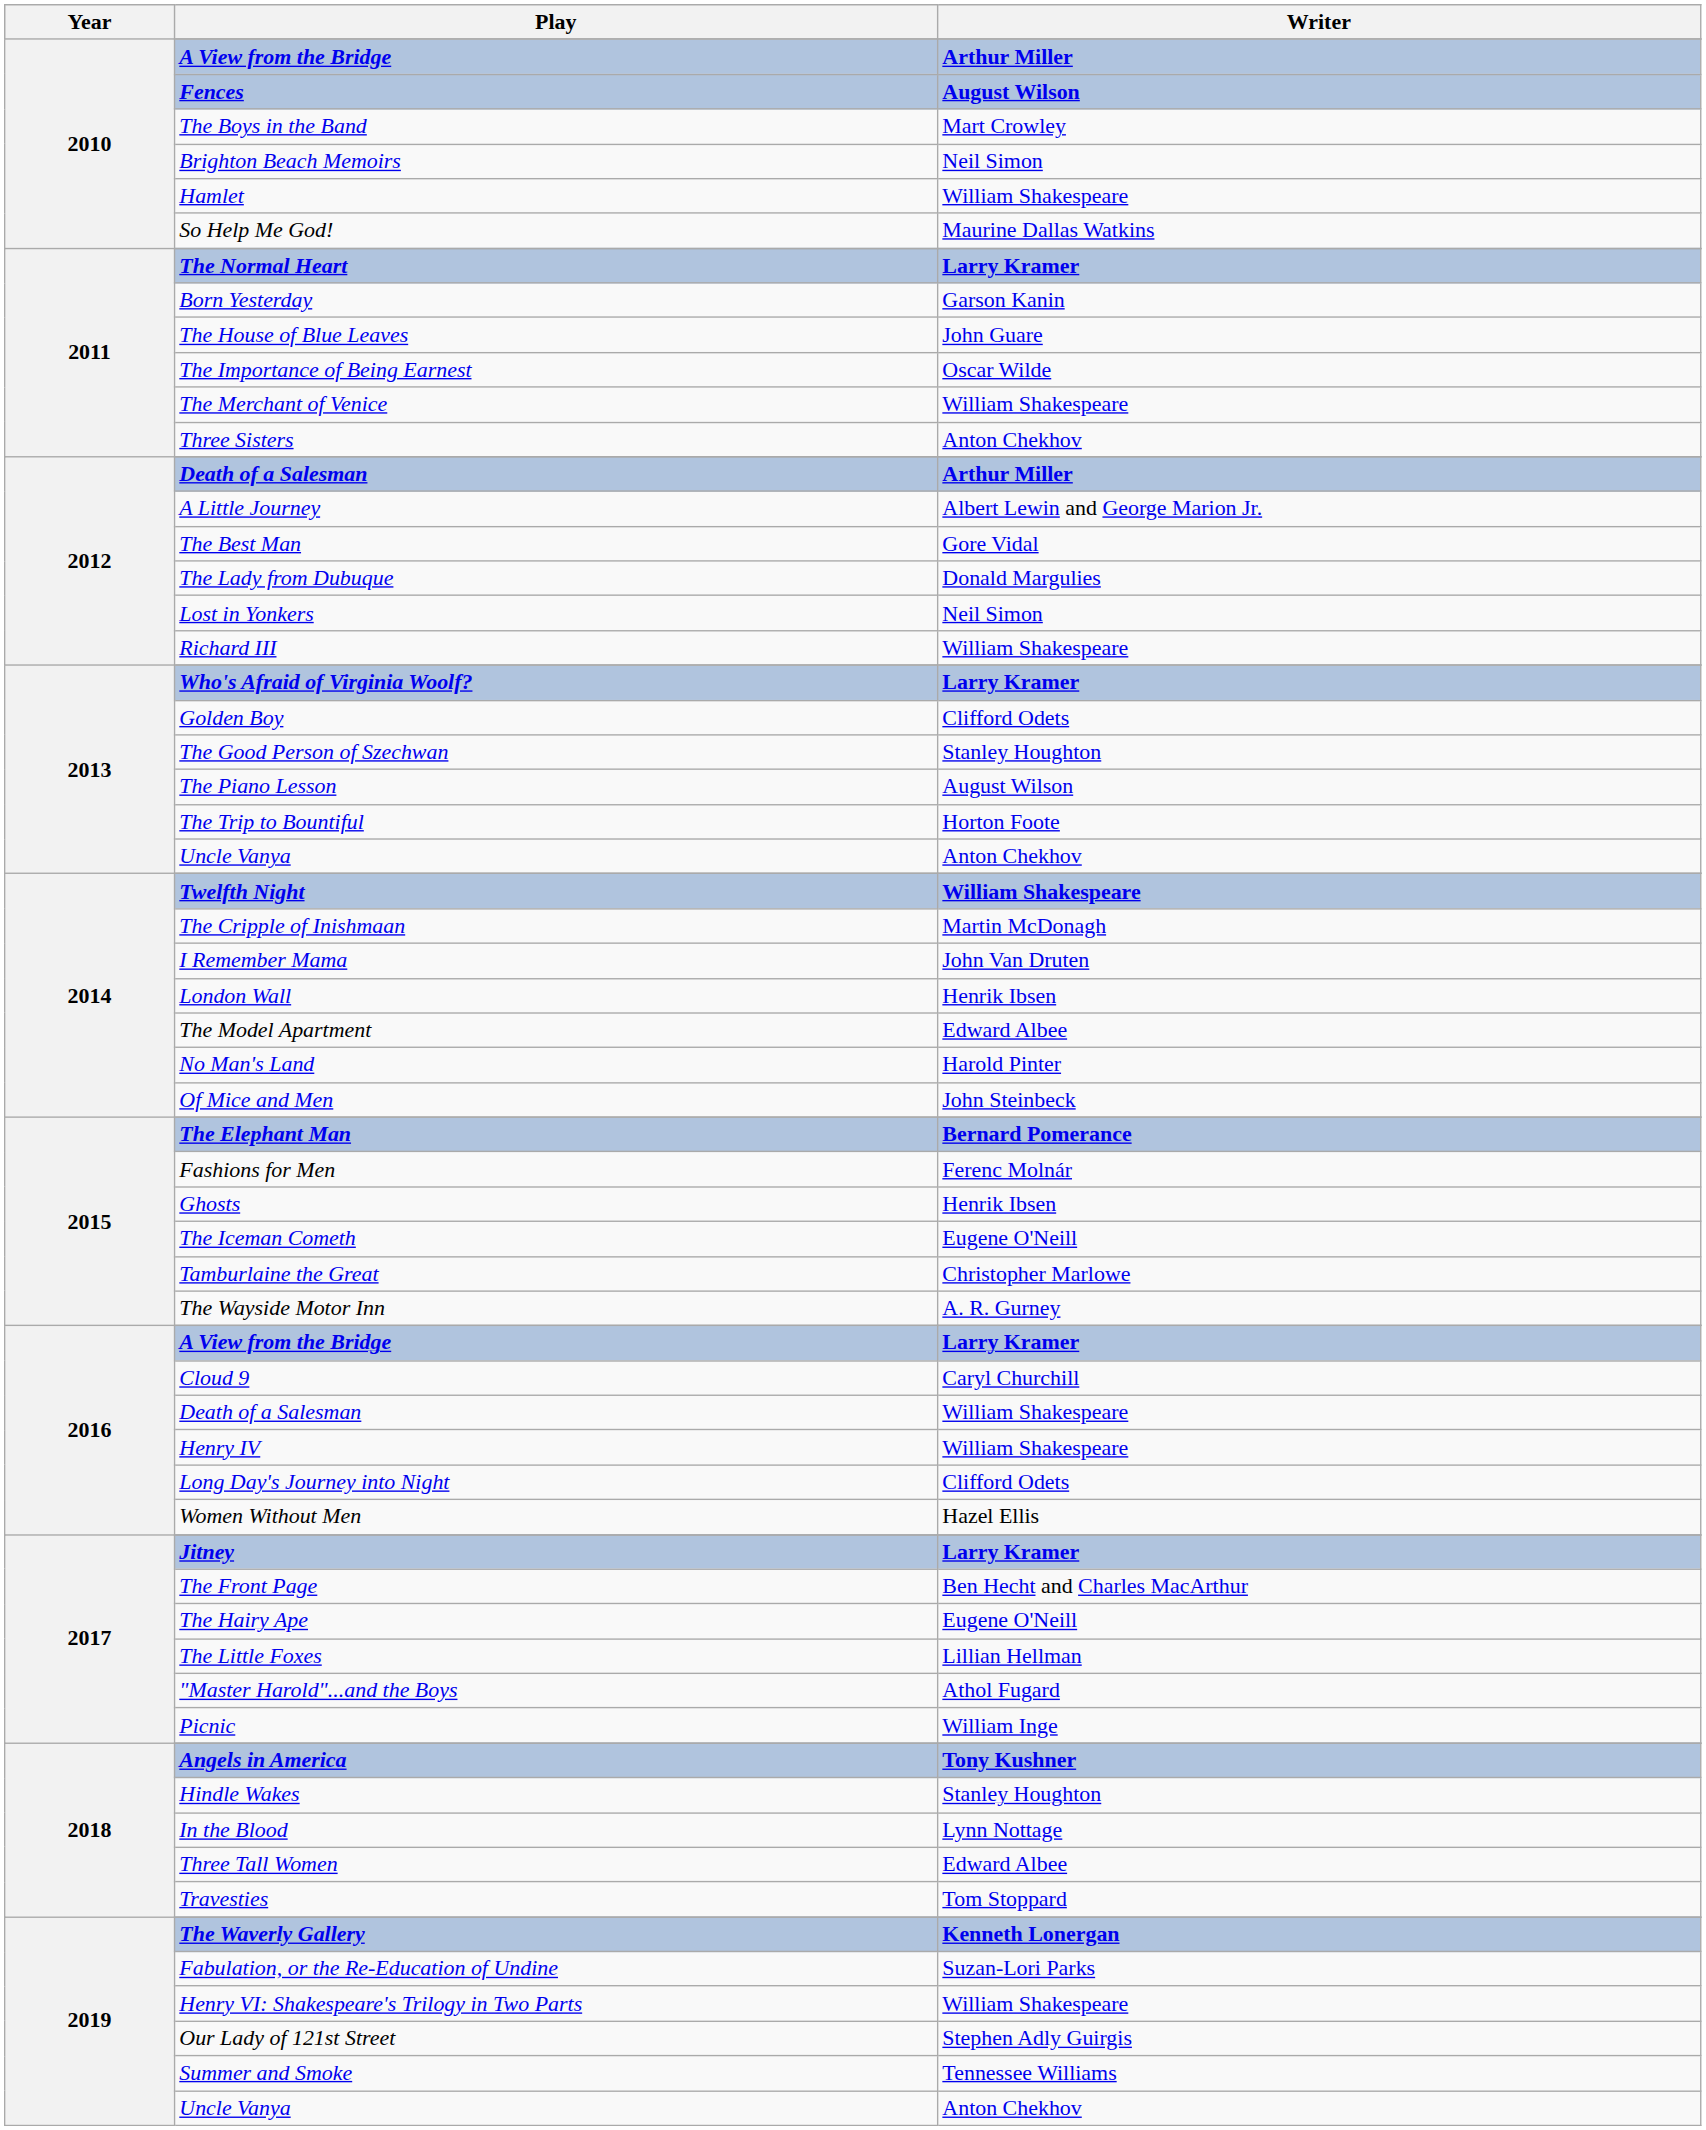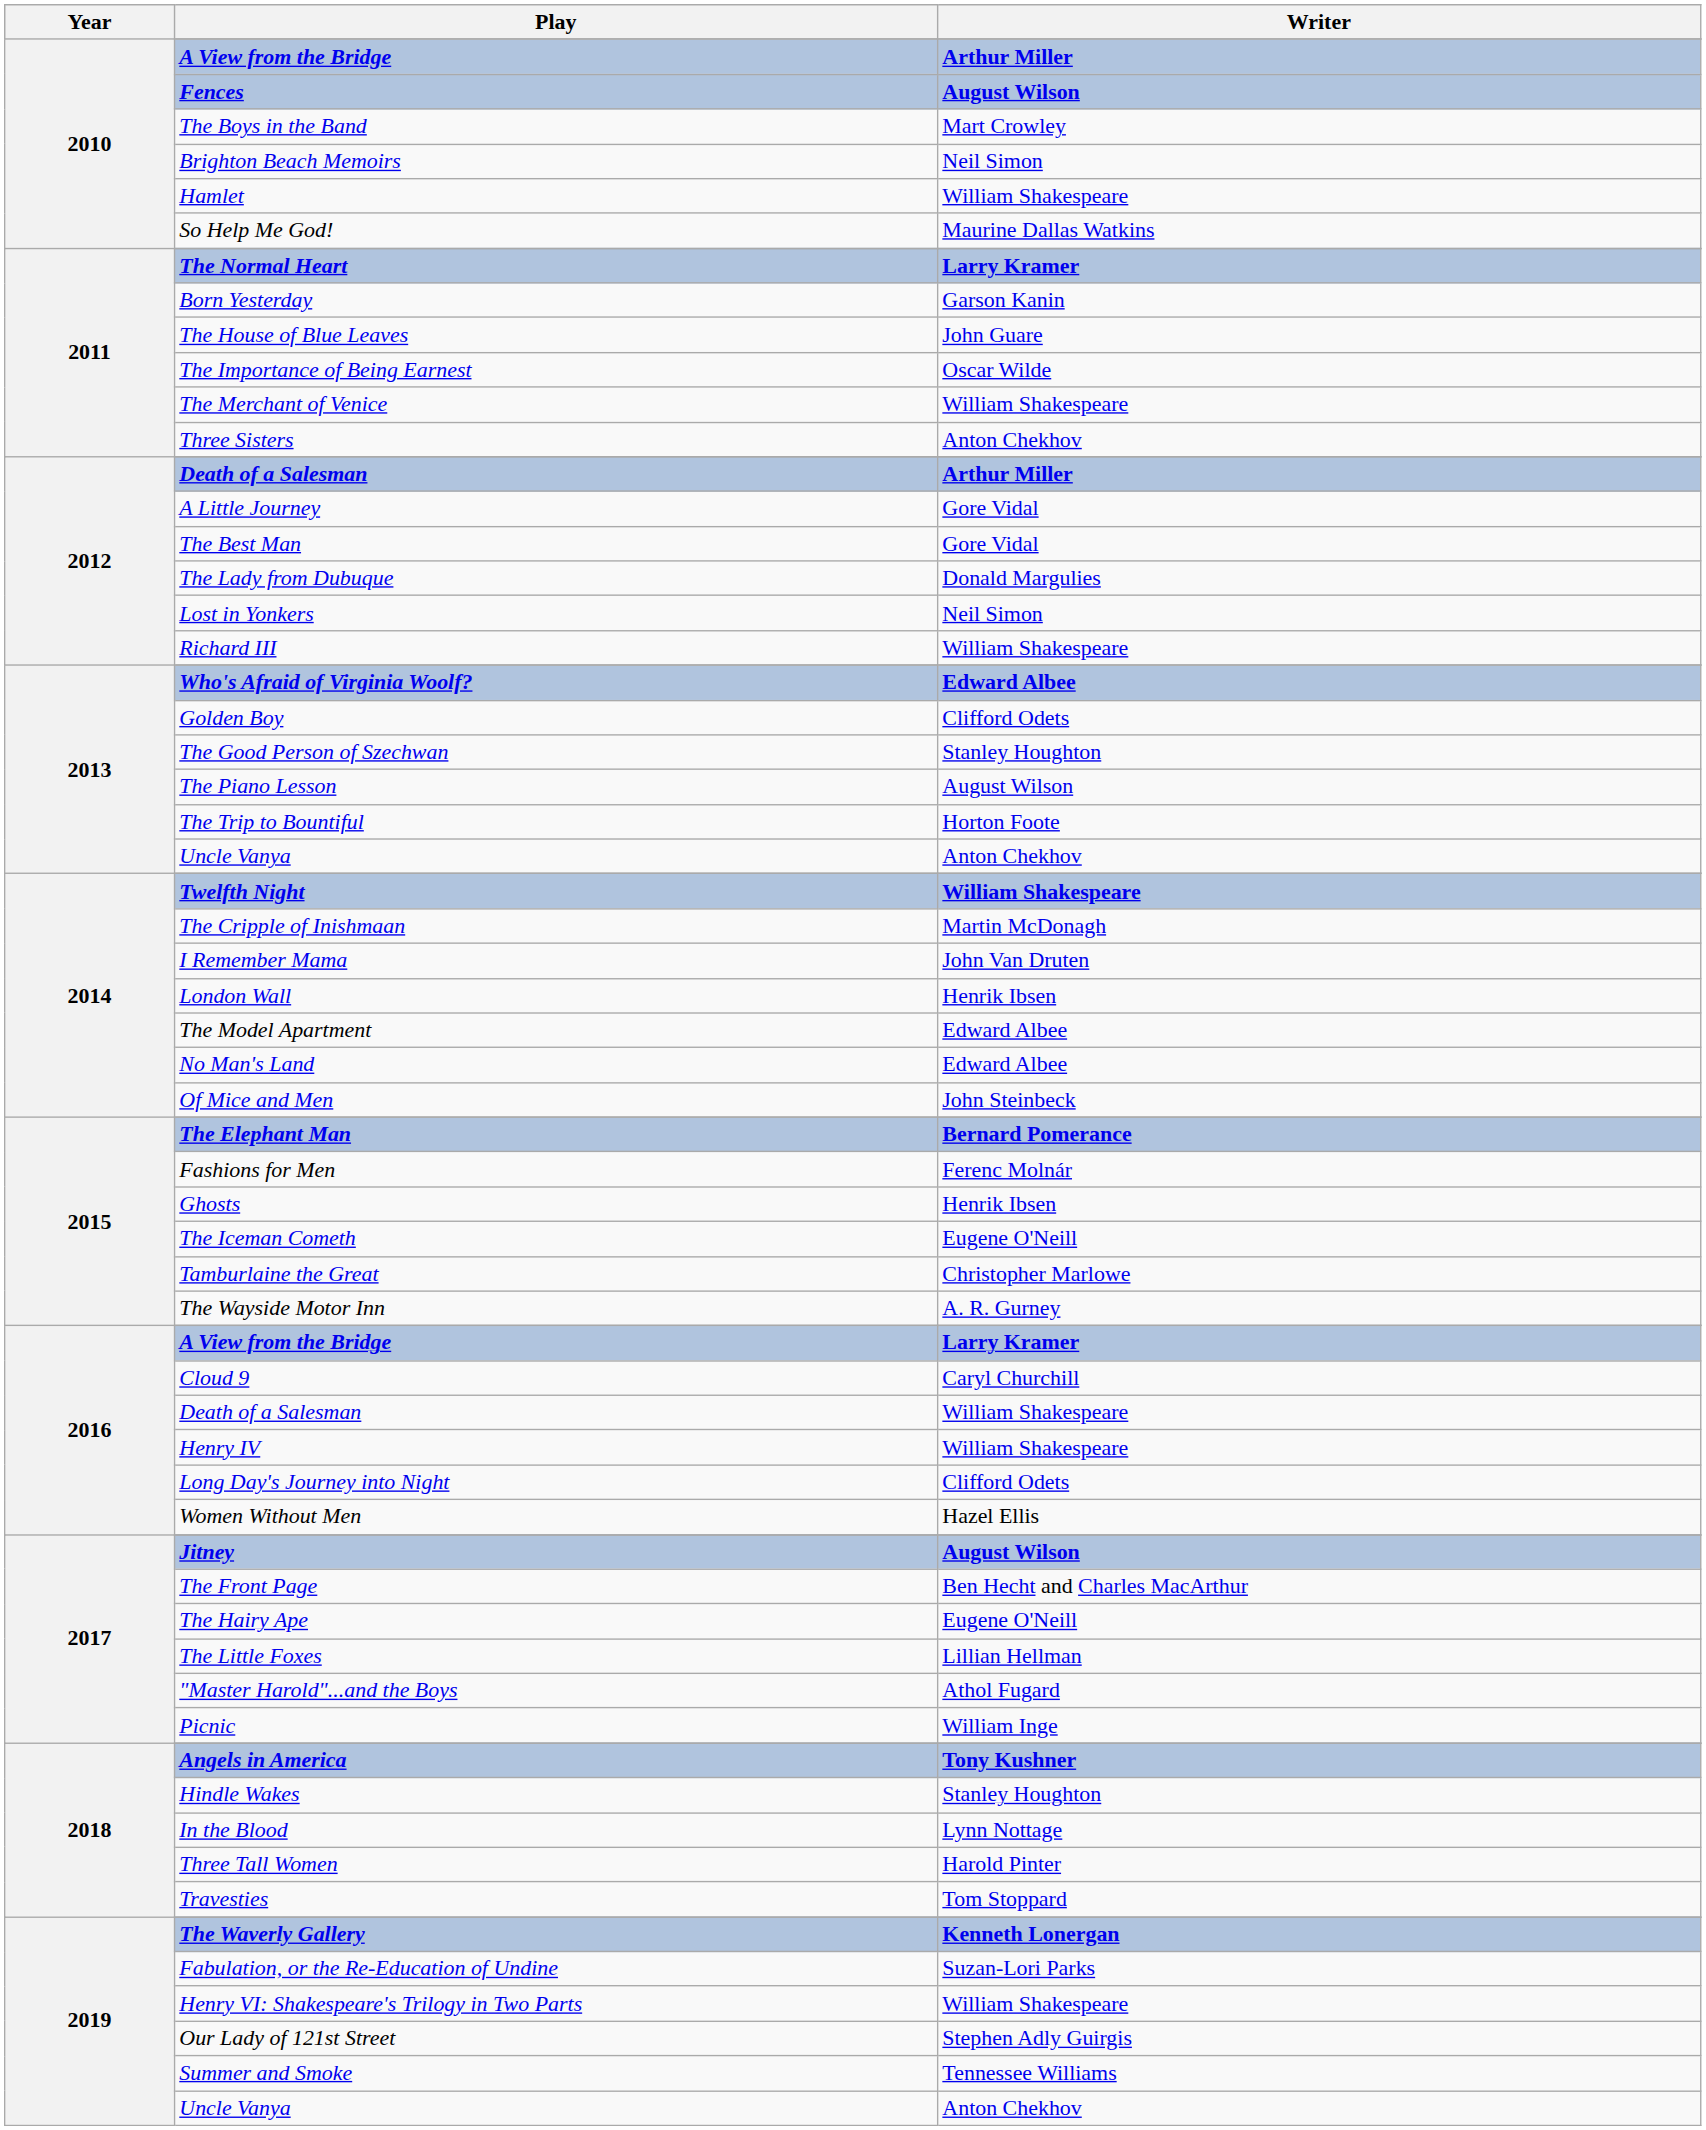(1102, 508) Albert Lewin and George Marion Jr. -> (990, 508) Gore Vidal
(1011, 682) Larry Kramer -> (1009, 682) Edward Albee
(1002, 1064) Harold Pinter -> (1005, 1064) Edward Albee
(1011, 1551) Larry Kramer -> (1011, 1551) August Wilson
(1005, 1864) Edward Albee -> (1002, 1864) Harold Pinter
